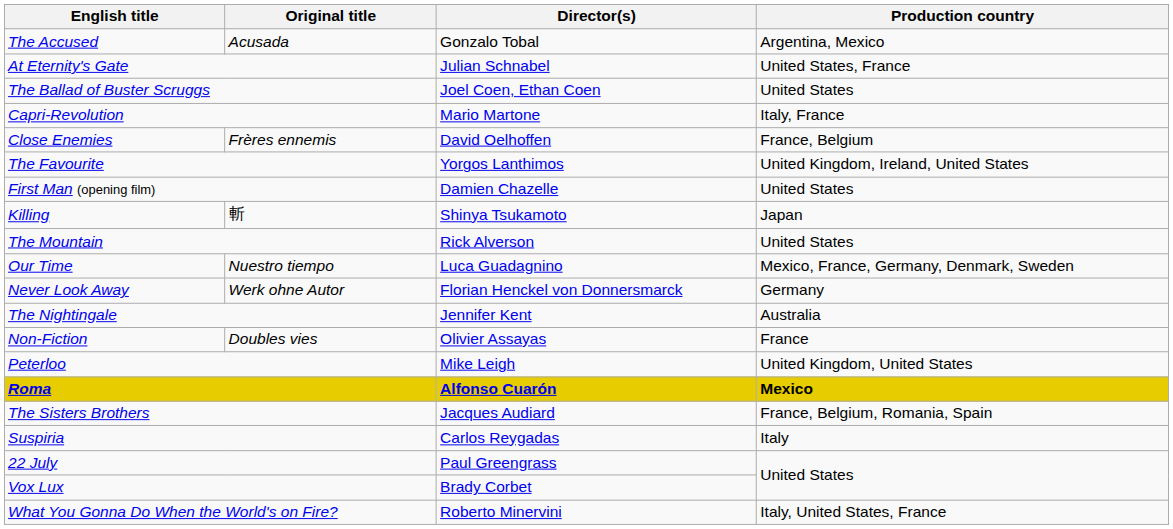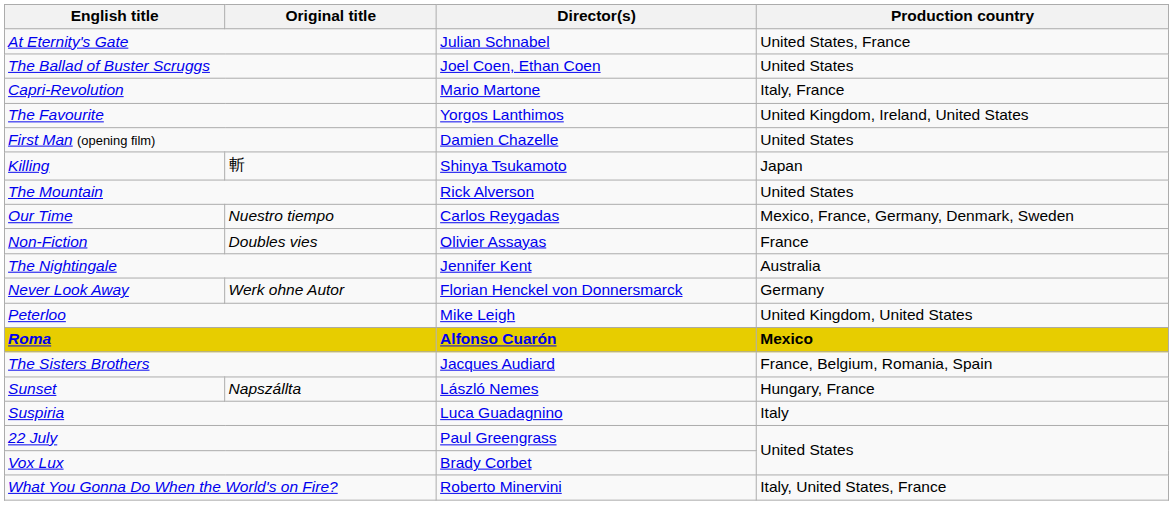- row: (53, 41)
- row: (60, 139)
(501, 265) Luca Guadagnino -> (500, 216) Carlos Reygadas
rows swapped: (68, 290) <-> (48, 339)
+ row: (32, 388)
(500, 438) Carlos Reygadas -> (501, 413) Luca Guadagnino
